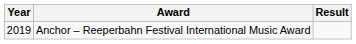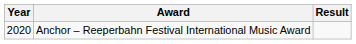(19, 30) 2019 -> (19, 30) 2020
